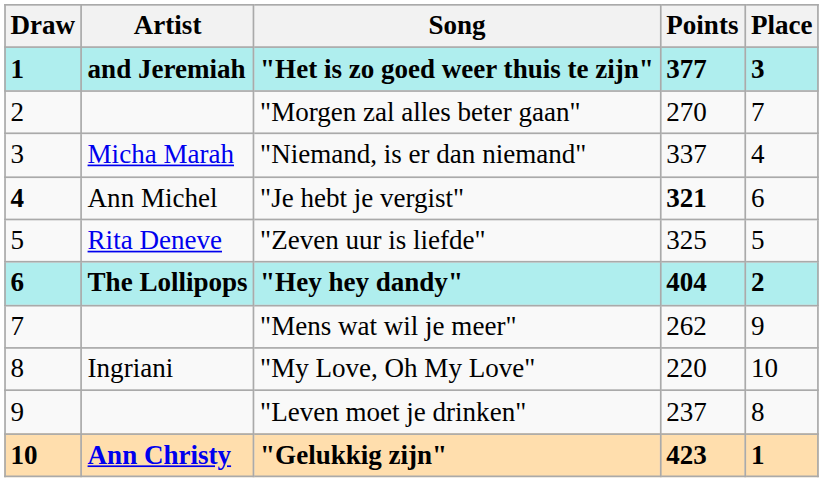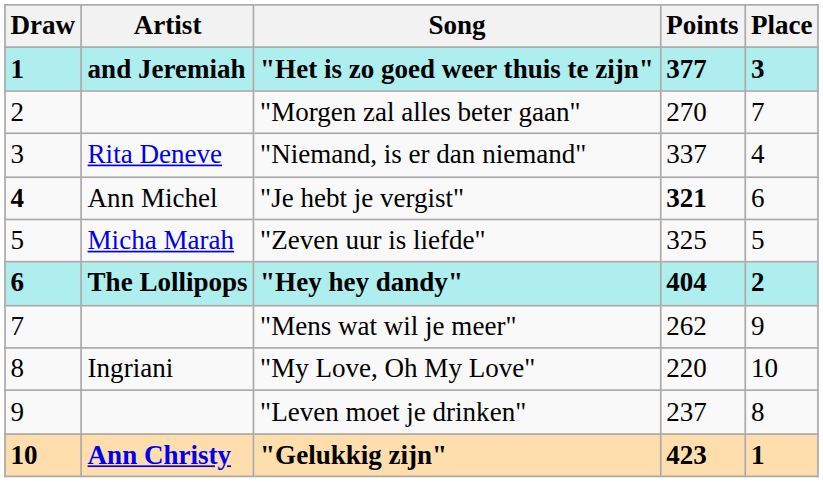(161, 154) Micha Marah -> (155, 154) Rita Deneve
(155, 240) Rita Deneve -> (161, 240) Micha Marah
